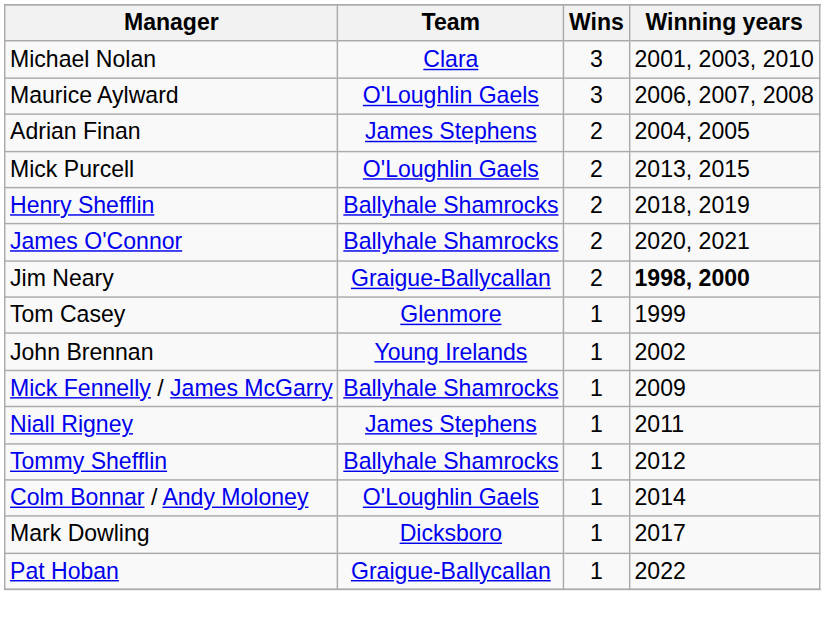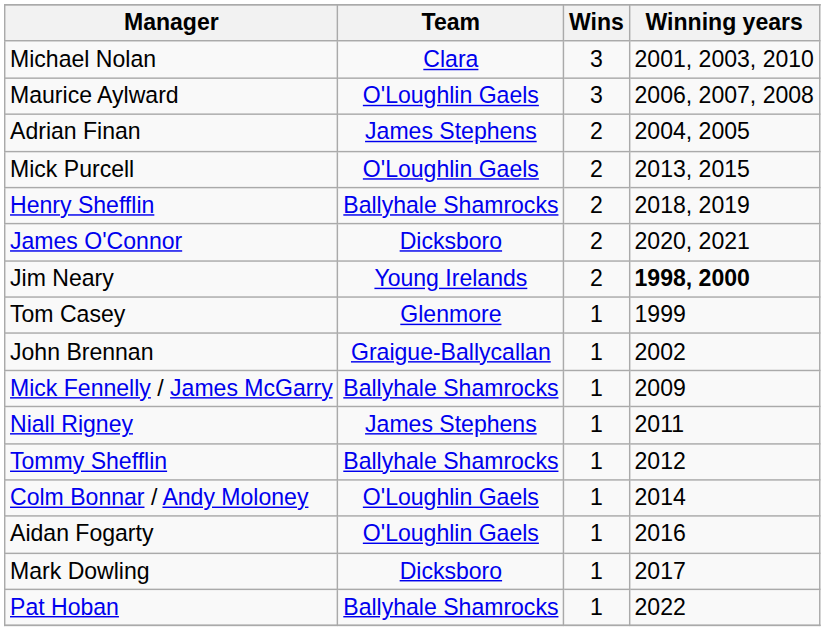(451, 242) Ballyhale Shamrocks -> (451, 242) Dicksboro
(451, 278) Graigue-Ballycallan -> (451, 278) Young Irelands
(451, 351) Young Irelands -> (451, 351) Graigue-Ballycallan
+ row: (82, 534)
(451, 570) Graigue-Ballycallan -> (451, 607) Ballyhale Shamrocks
